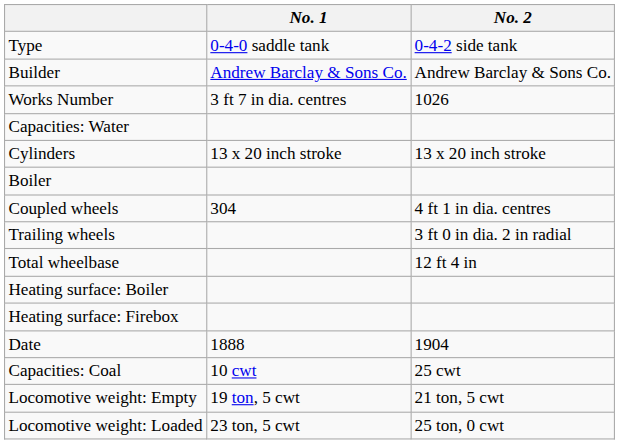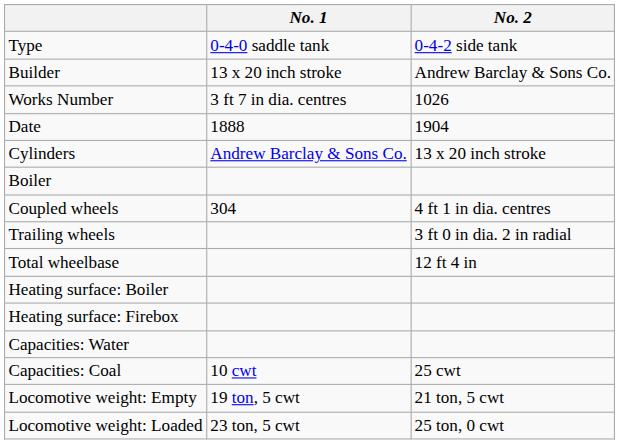(309, 72) Andrew Barclay & Sons Co. -> (276, 72) 13 x 20 inch stroke
rows swapped: (25, 343) <-> (69, 126)
(276, 153) 13 x 20 inch stroke -> (309, 153) Andrew Barclay & Sons Co.
